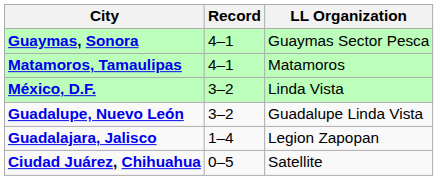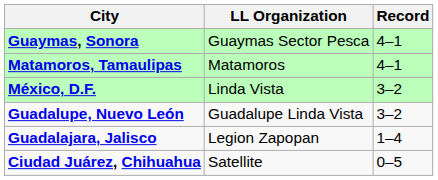columns swapped: (349, 16) <-> (234, 16)
